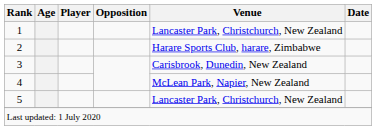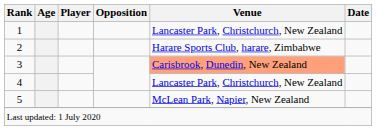(230, 64) no background -> (230, 64) lightsalmon background
(231, 82) McLean Park, Napier, New Zealand -> (247, 82) Lancaster Park, Christchurch, New Zealand
(247, 99) Lancaster Park, Christchurch, New Zealand -> (231, 99) McLean Park, Napier, New Zealand
